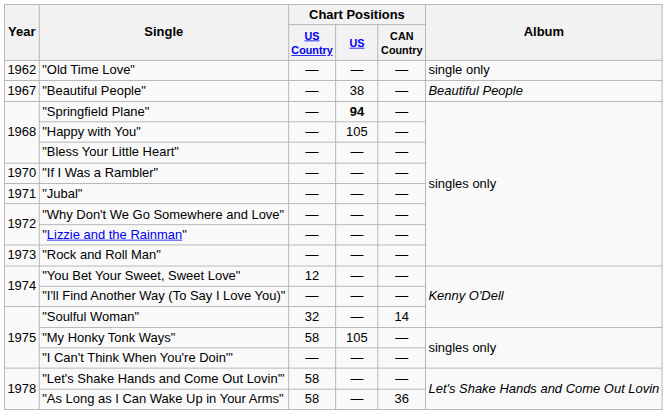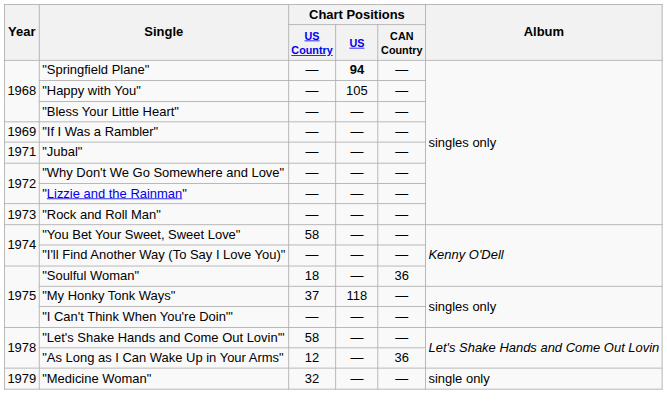- row: (89, 70)
- row: (94, 91)
(22, 173) 1970 -> (22, 132) 1969
(312, 276) 12 -> (312, 234) 58
(312, 317) 32 -> (312, 276) 18
(402, 317) 14 -> (402, 276) 36
(312, 337) 58 -> (312, 296) 37
(357, 337) 105 -> (357, 296) 118
(312, 399) 58 -> (312, 358) 12
+ row: (97, 378)
